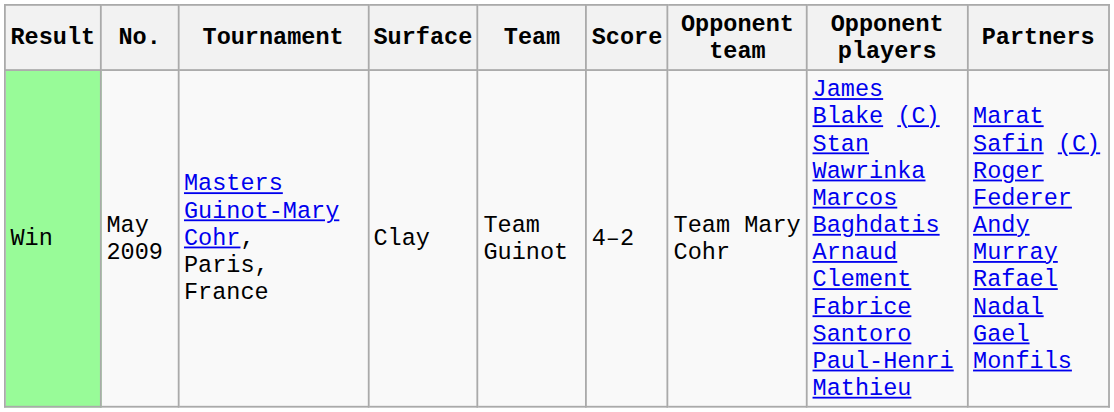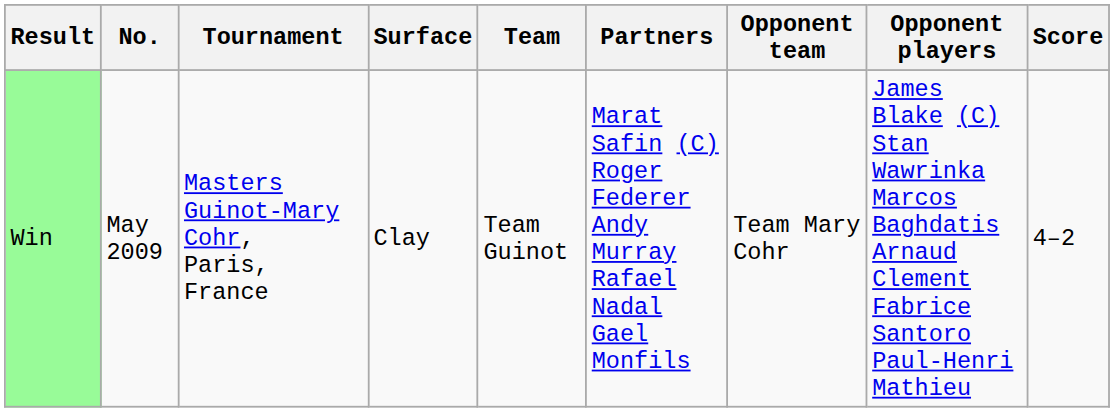columns swapped: (1038, 38) <-> (627, 38)
